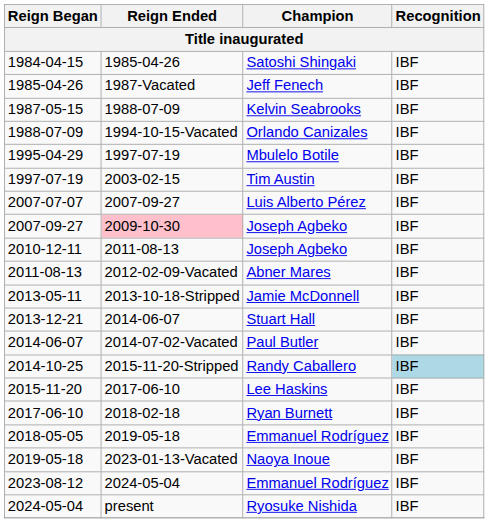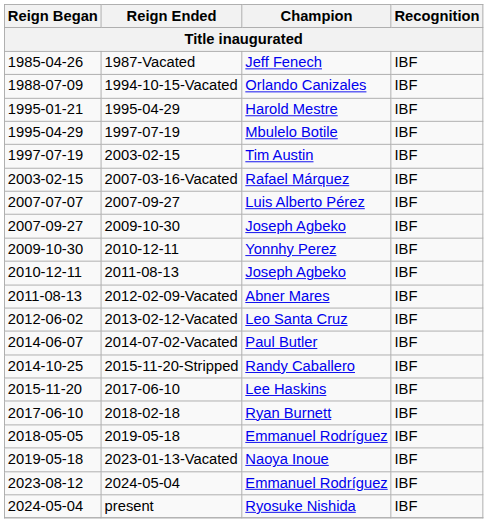- row: (46, 62)
- row: (46, 109)
+ row: (46, 109)
+ row: (46, 179)
(142, 226) pink background -> (142, 226) no background
+ row: (46, 249)
+ row: (46, 319)
- row: (45, 296)
- row: (46, 319)
(407, 366) lightblue background -> (406, 366) no background
